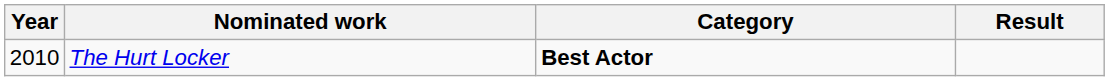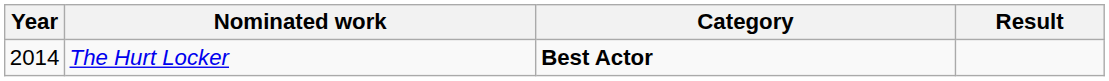(35, 57) 2010 -> (35, 57) 2014
